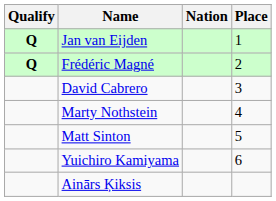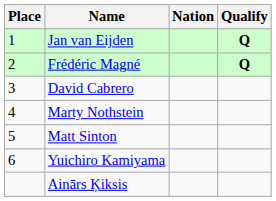columns swapped: (251, 16) <-> (31, 16)
